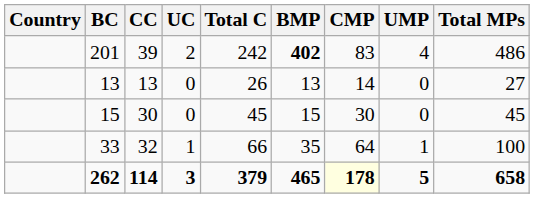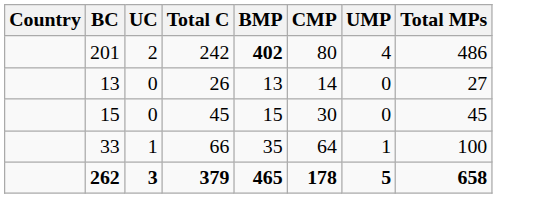- column: (143, 20)
(365, 51) 83 -> (327, 51) 80
(360, 177) lightyellow background -> (322, 177) no background
